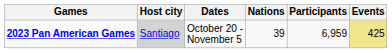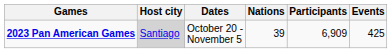(334, 34) 6,959 -> (334, 34) 6,909
(376, 34) khaki background -> (376, 34) no background
